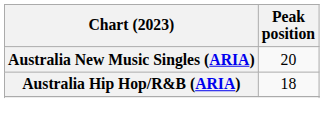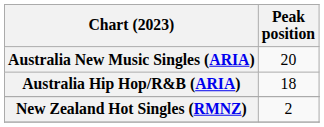+ row: (131, 109)
